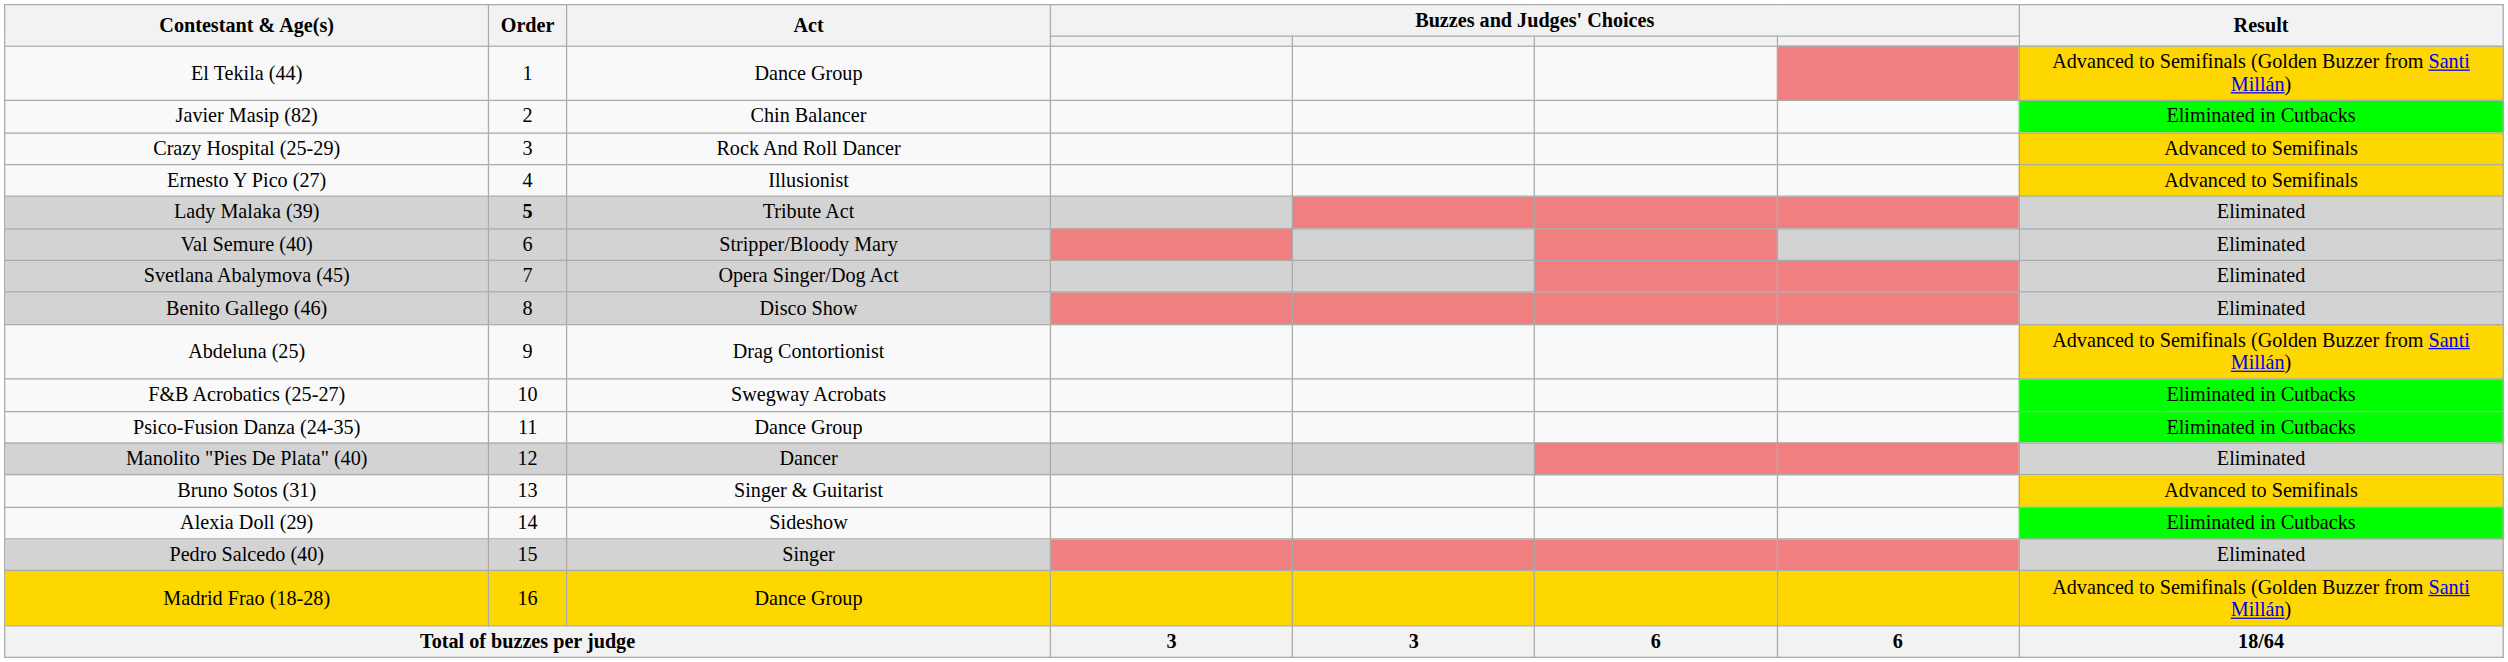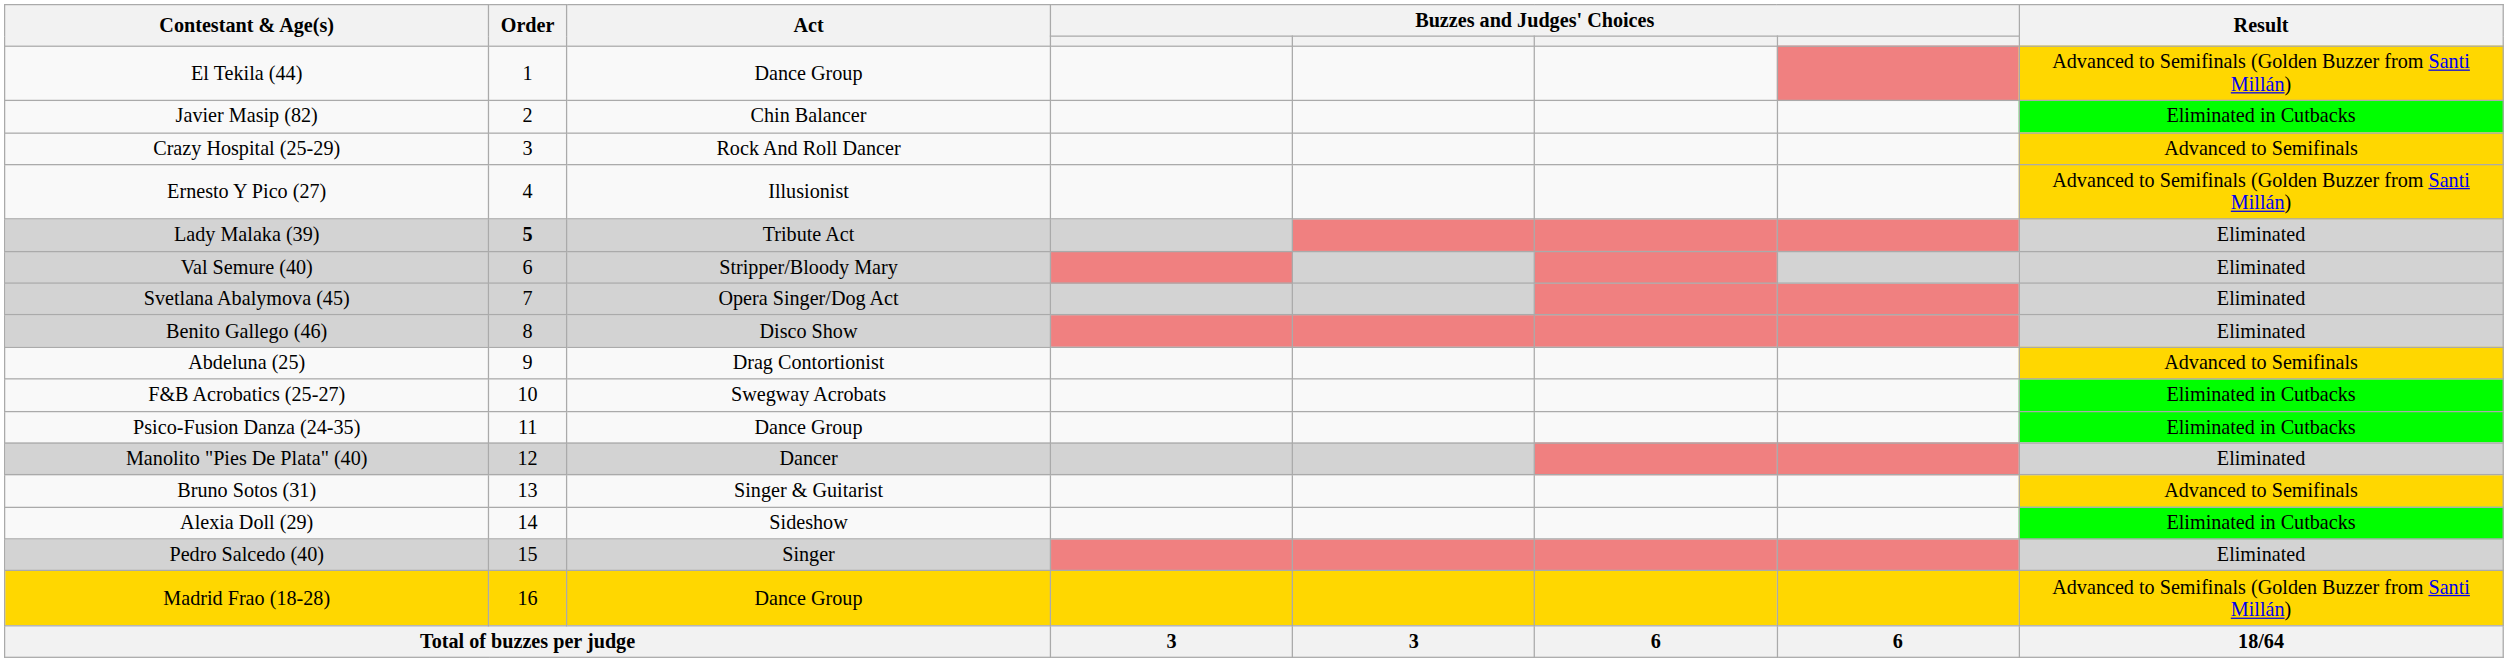(2261, 180) Advanced to Semifinals -> (2261, 191) Advanced to Semifinals (Golden Buzzer from Santi Millán)
(2261, 351) Advanced to Semifinals (Golden Buzzer from Santi Millán) -> (2261, 362) Advanced to Semifinals
